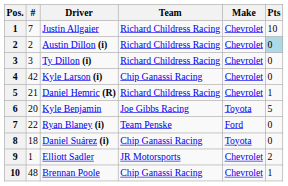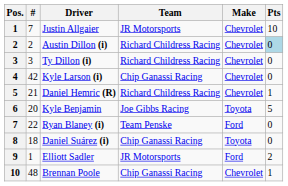(170, 28) Richard Childress Racing -> (150, 28) JR Motorsports
(244, 157) Chevrolet -> (234, 157) Ford
